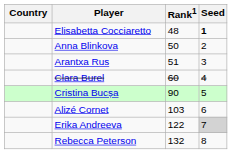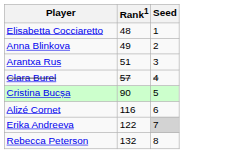- column: (28, 13)
(204, 30) bold -> (156, 30) normal
(173, 46) 50 -> (125, 46) 49
(173, 77) 60 -> (125, 77) 57
(176, 109) 103 -> (128, 109) 116
